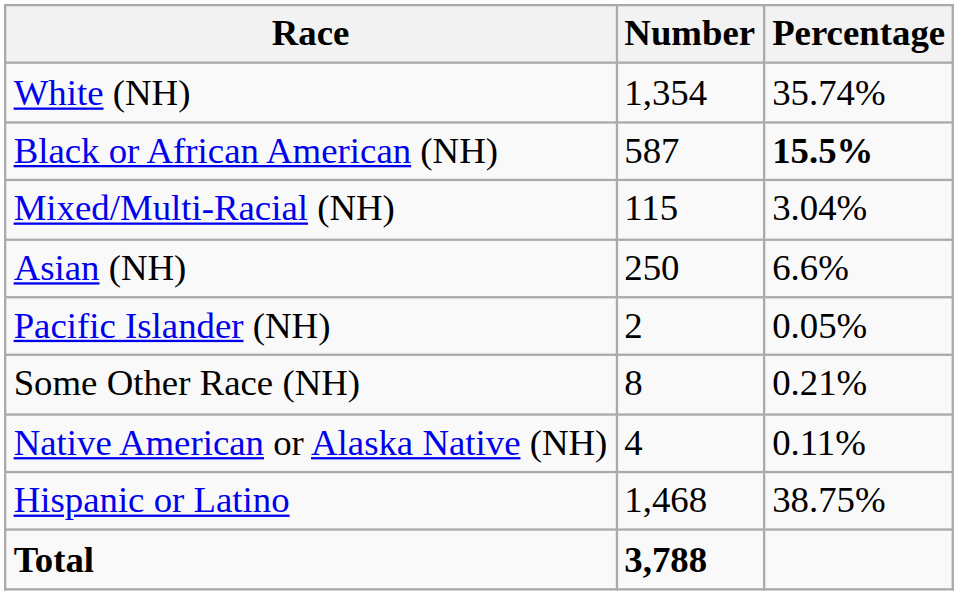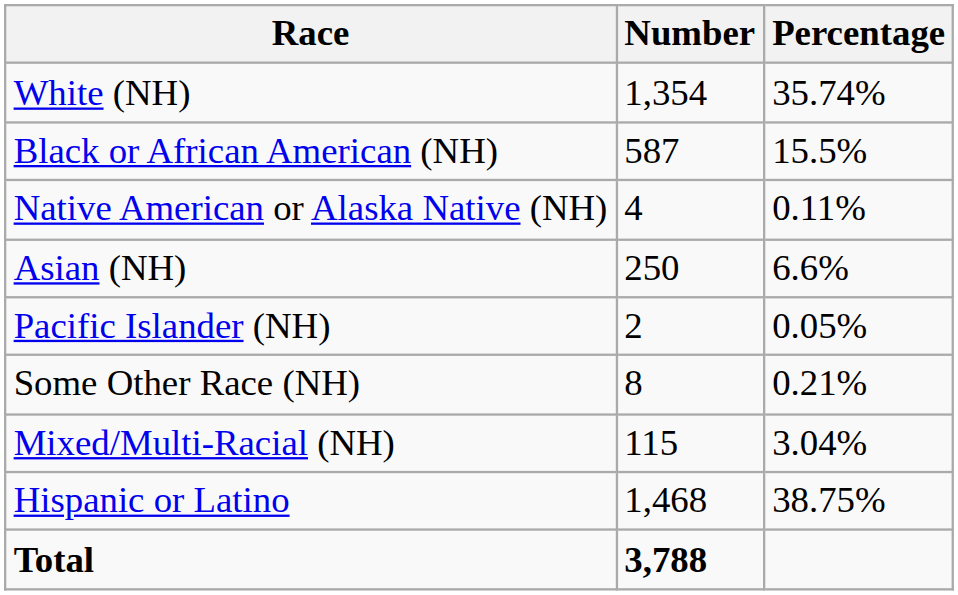(823, 150) bold -> (820, 150) normal
rows swapped: (310, 442) <-> (204, 208)
